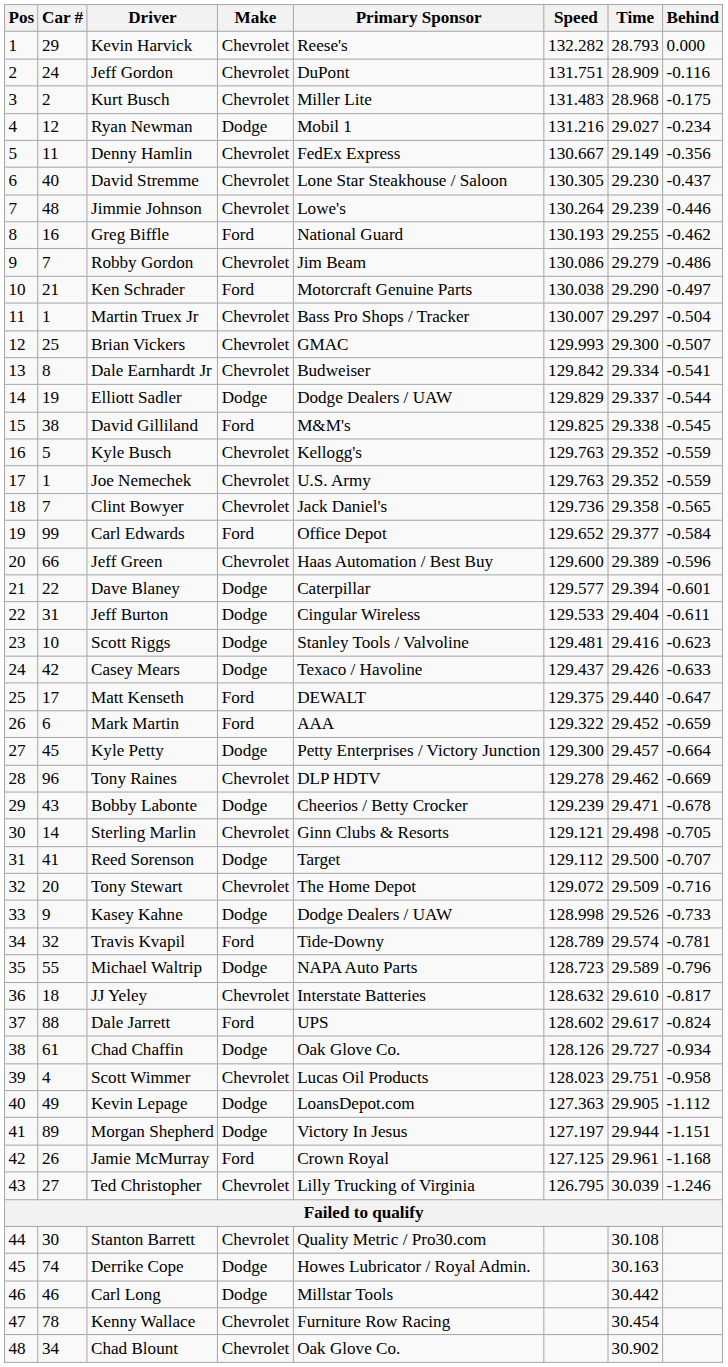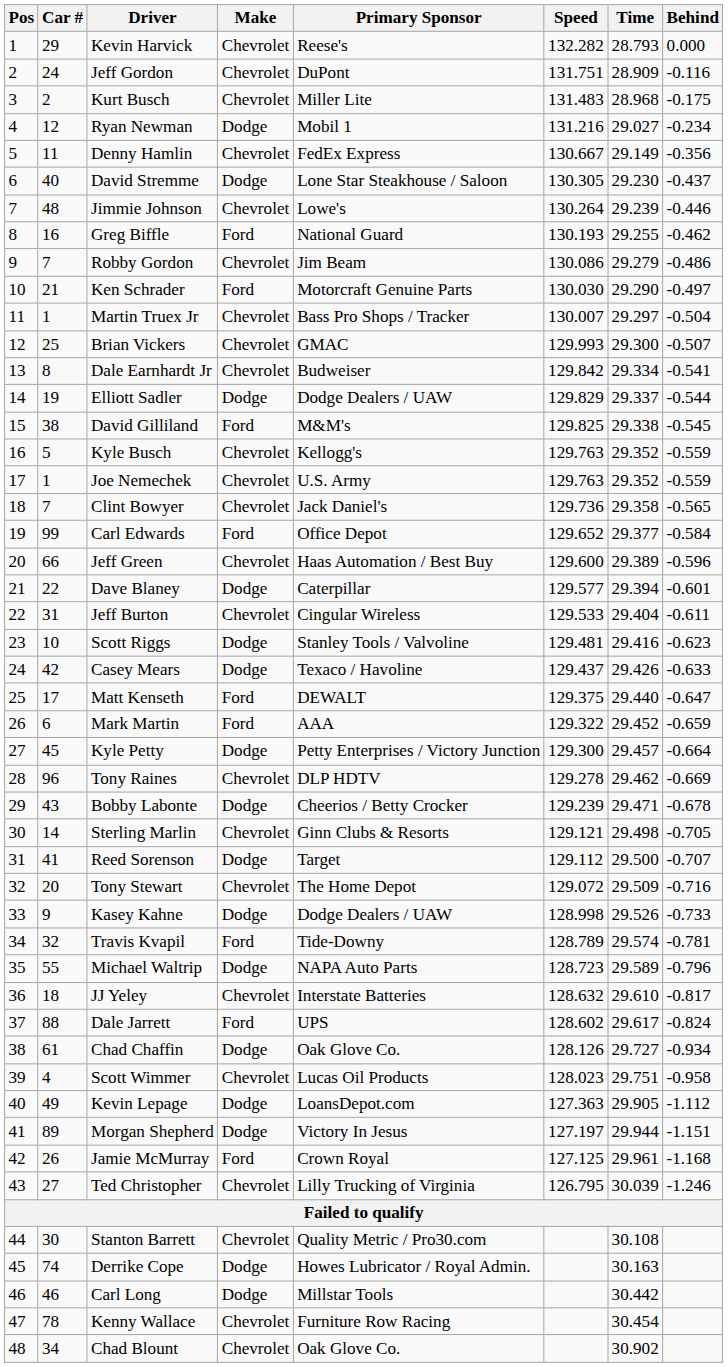(255, 180) Chevrolet -> (245, 180) Dodge
(576, 289) 130.038 -> (576, 289) 130.030
(245, 615) Dodge -> (255, 615) Chevrolet
